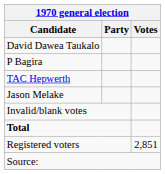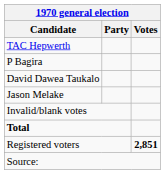rows swapped: (39, 78) <-> (53, 45)
(146, 144) normal -> (146, 144) bold
